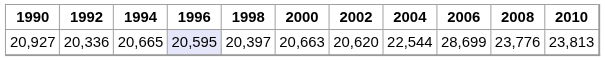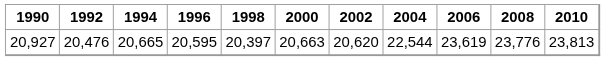(87, 42) 20,336 -> (87, 42) 20,476
(194, 42) lavender background -> (194, 42) no background
(464, 42) 28,699 -> (464, 42) 23,619
